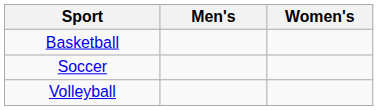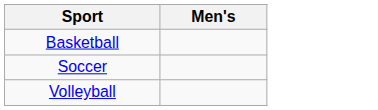- column: (320, 17)
